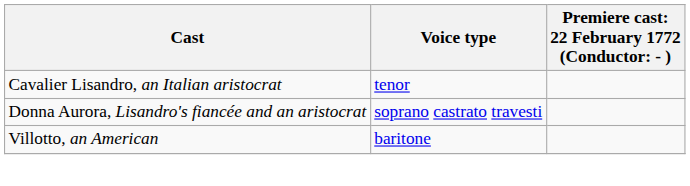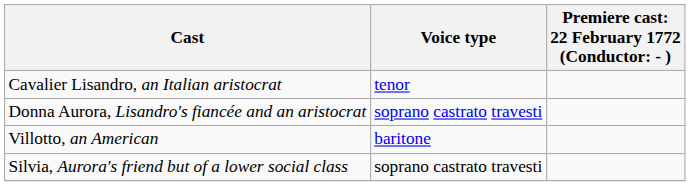+ row: (178, 166)
